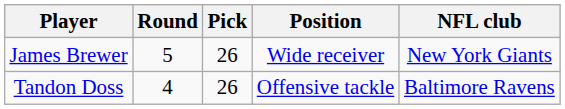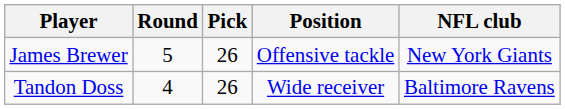(326, 54) Wide receiver -> (326, 54) Offensive tackle
(326, 87) Offensive tackle -> (326, 87) Wide receiver
